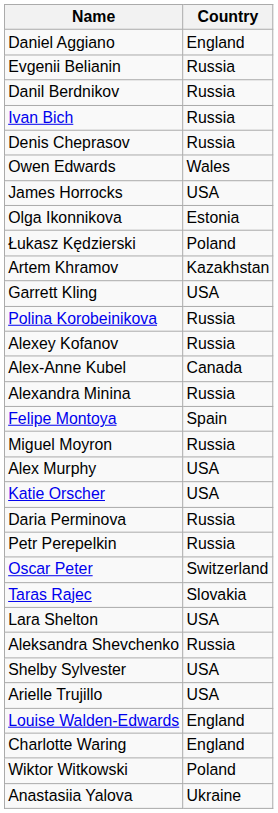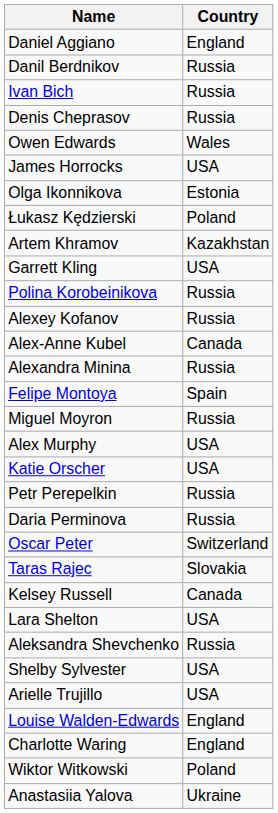- row: (65, 67)
rows swapped: (62, 544) <-> (67, 519)
+ row: (60, 594)
